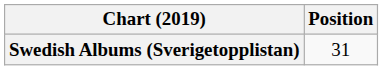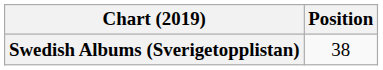(341, 49) 31 -> (341, 49) 38
